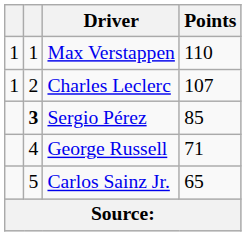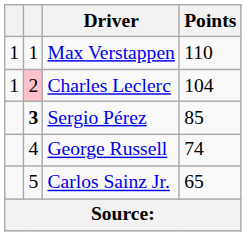(33, 84) no background -> (33, 84) pink background
(199, 84) 107 -> (199, 84) 104
(194, 149) 71 -> (194, 149) 74
